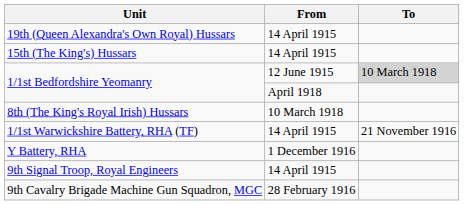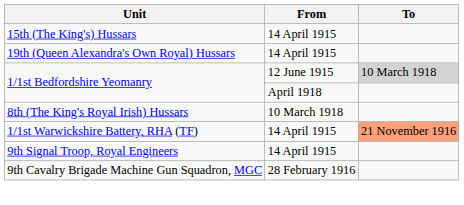rows swapped: (72, 53) <-> (121, 33)
(409, 131) no background -> (409, 131) lightsalmon background
- row: (47, 151)
